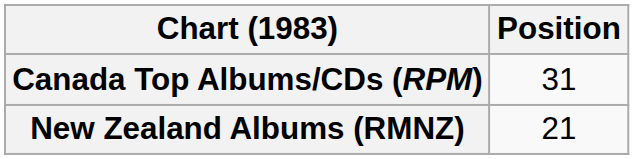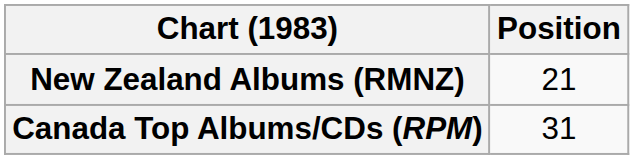rows swapped: (247, 79) <-> (247, 128)
